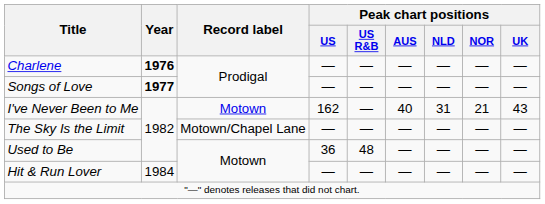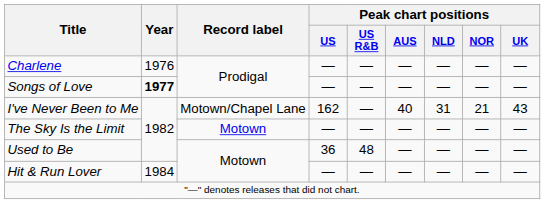(159, 66) bold -> (159, 66) normal
(243, 108) Motown -> (243, 108) Motown/Chapel Lane
(243, 129) Motown/Chapel Lane -> (243, 129) Motown
